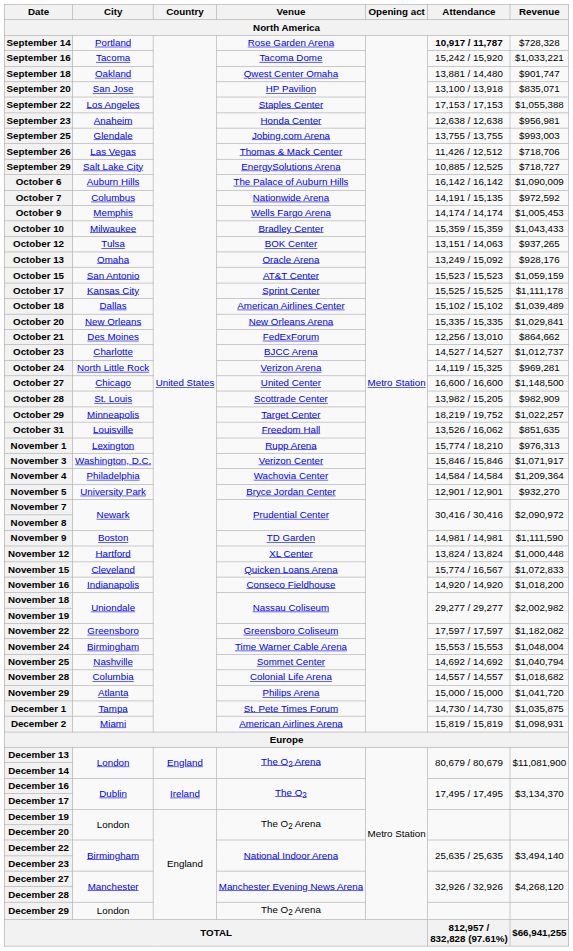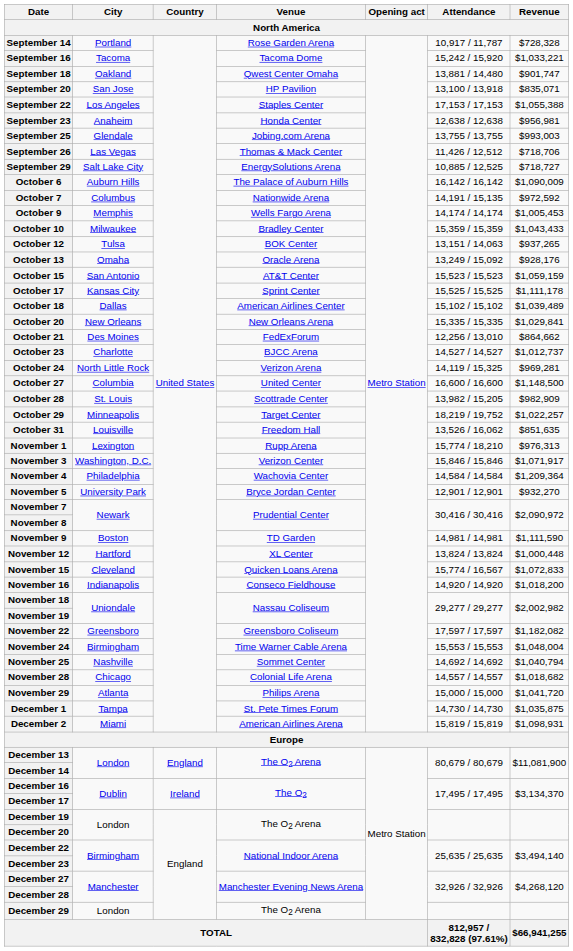(469, 43) bold -> (469, 43) normal
(113, 383) Chicago -> (113, 383) Columbia
(113, 677) Columbia -> (113, 677) Chicago
